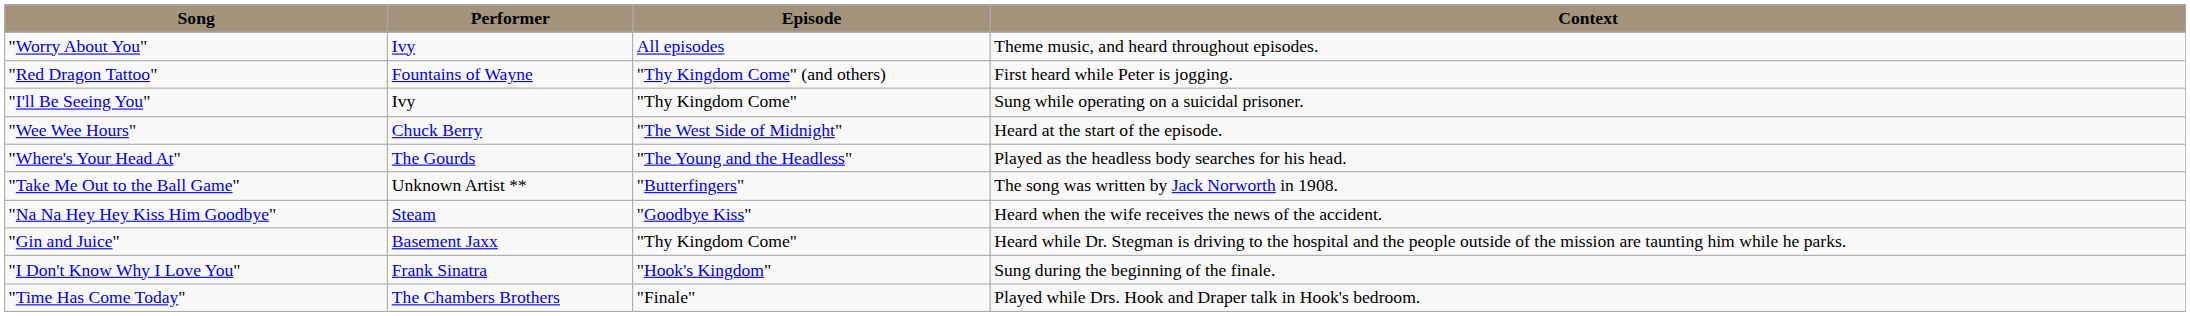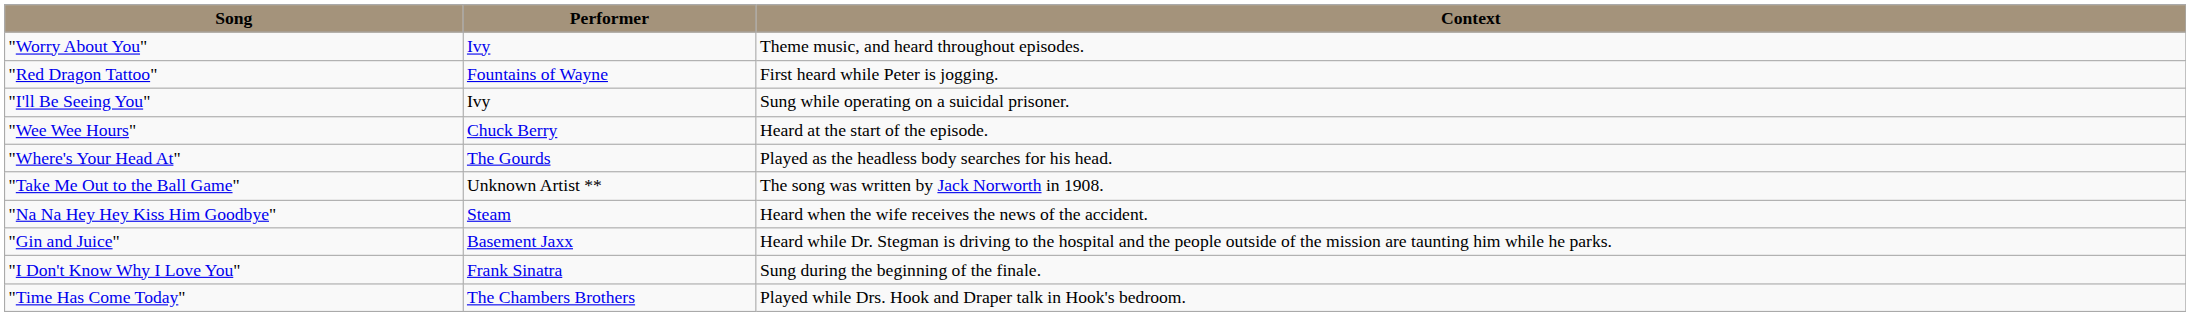- column: (811, 18)
